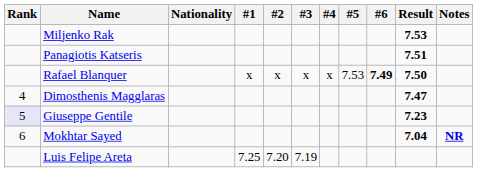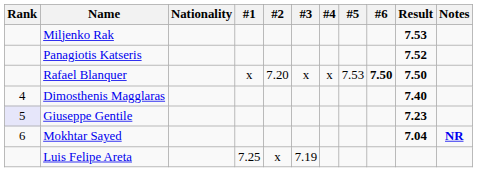(416, 55) 7.51 -> (416, 55) 7.52
(278, 75) x -> (278, 75) 7.20
(381, 75) 7.49 -> (381, 75) 7.50
(416, 95) 7.47 -> (416, 95) 7.40
(278, 156) 7.20 -> (278, 156) x
